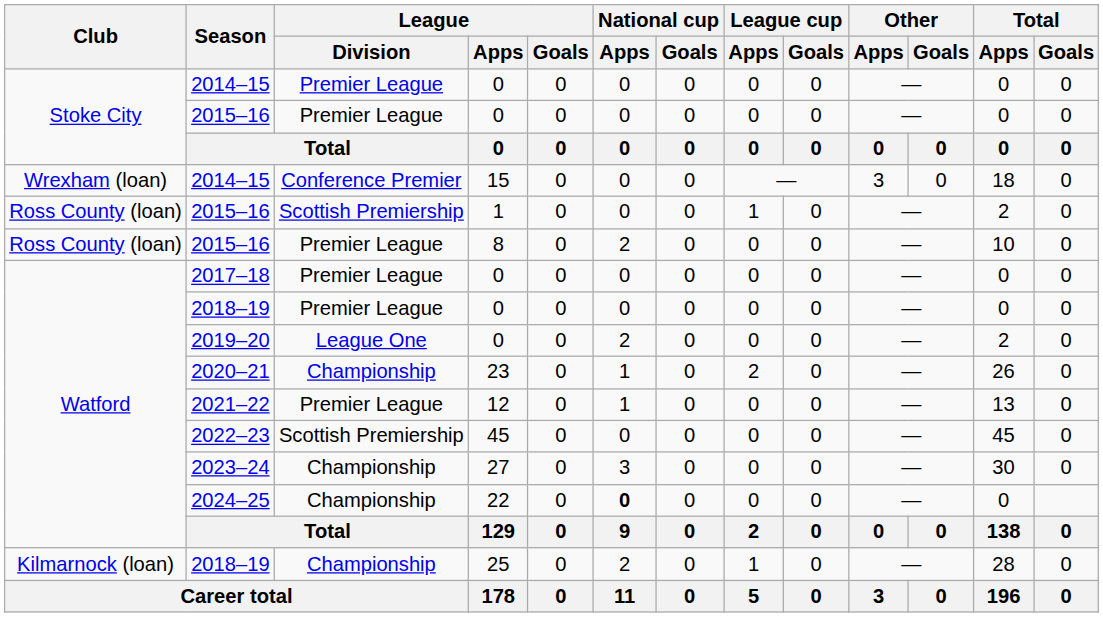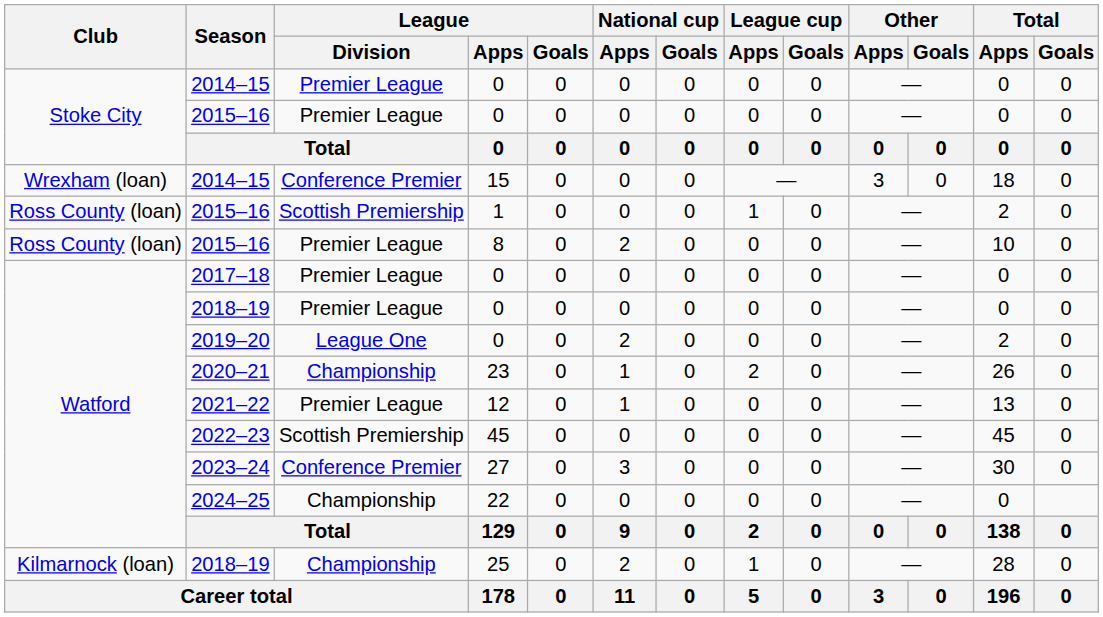(371, 468) Championship -> (371, 468) Conference Premier
(625, 500) bold -> (625, 500) normal
